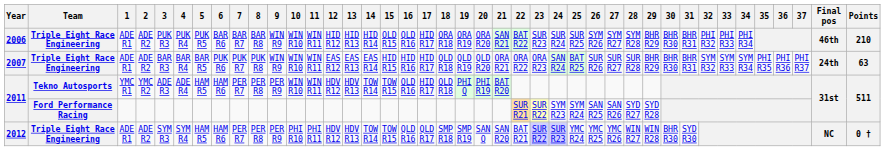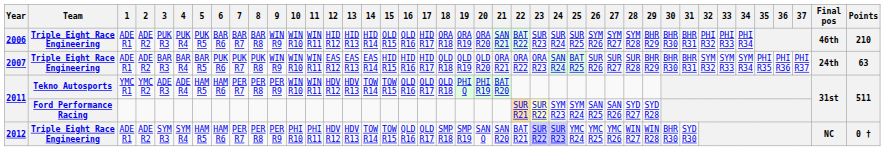(427, 86) HID R17 -> (427, 86) QLD R17
